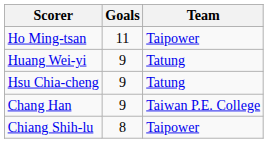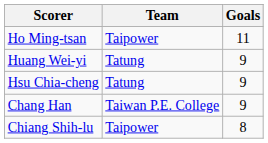columns swapped: (122, 15) <-> (203, 15)
